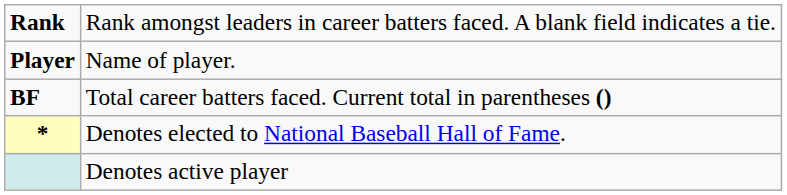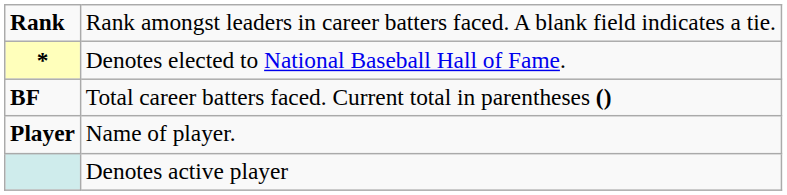rows swapped: (43, 60) <-> (43, 134)
